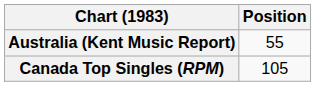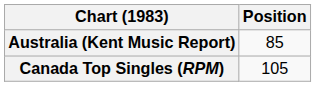(275, 42) 55 -> (275, 42) 85
